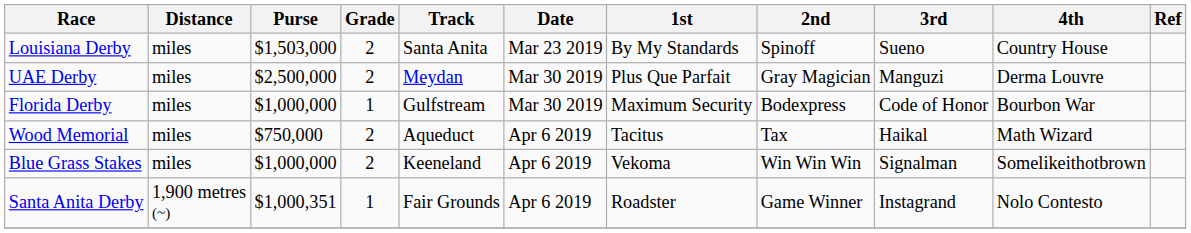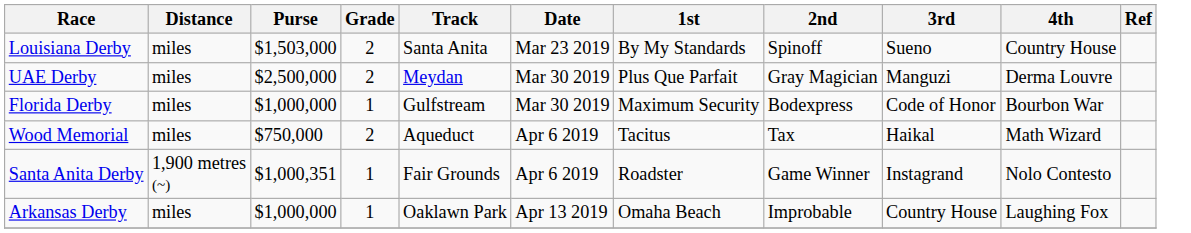- row: (75, 163)
+ row: (68, 213)
